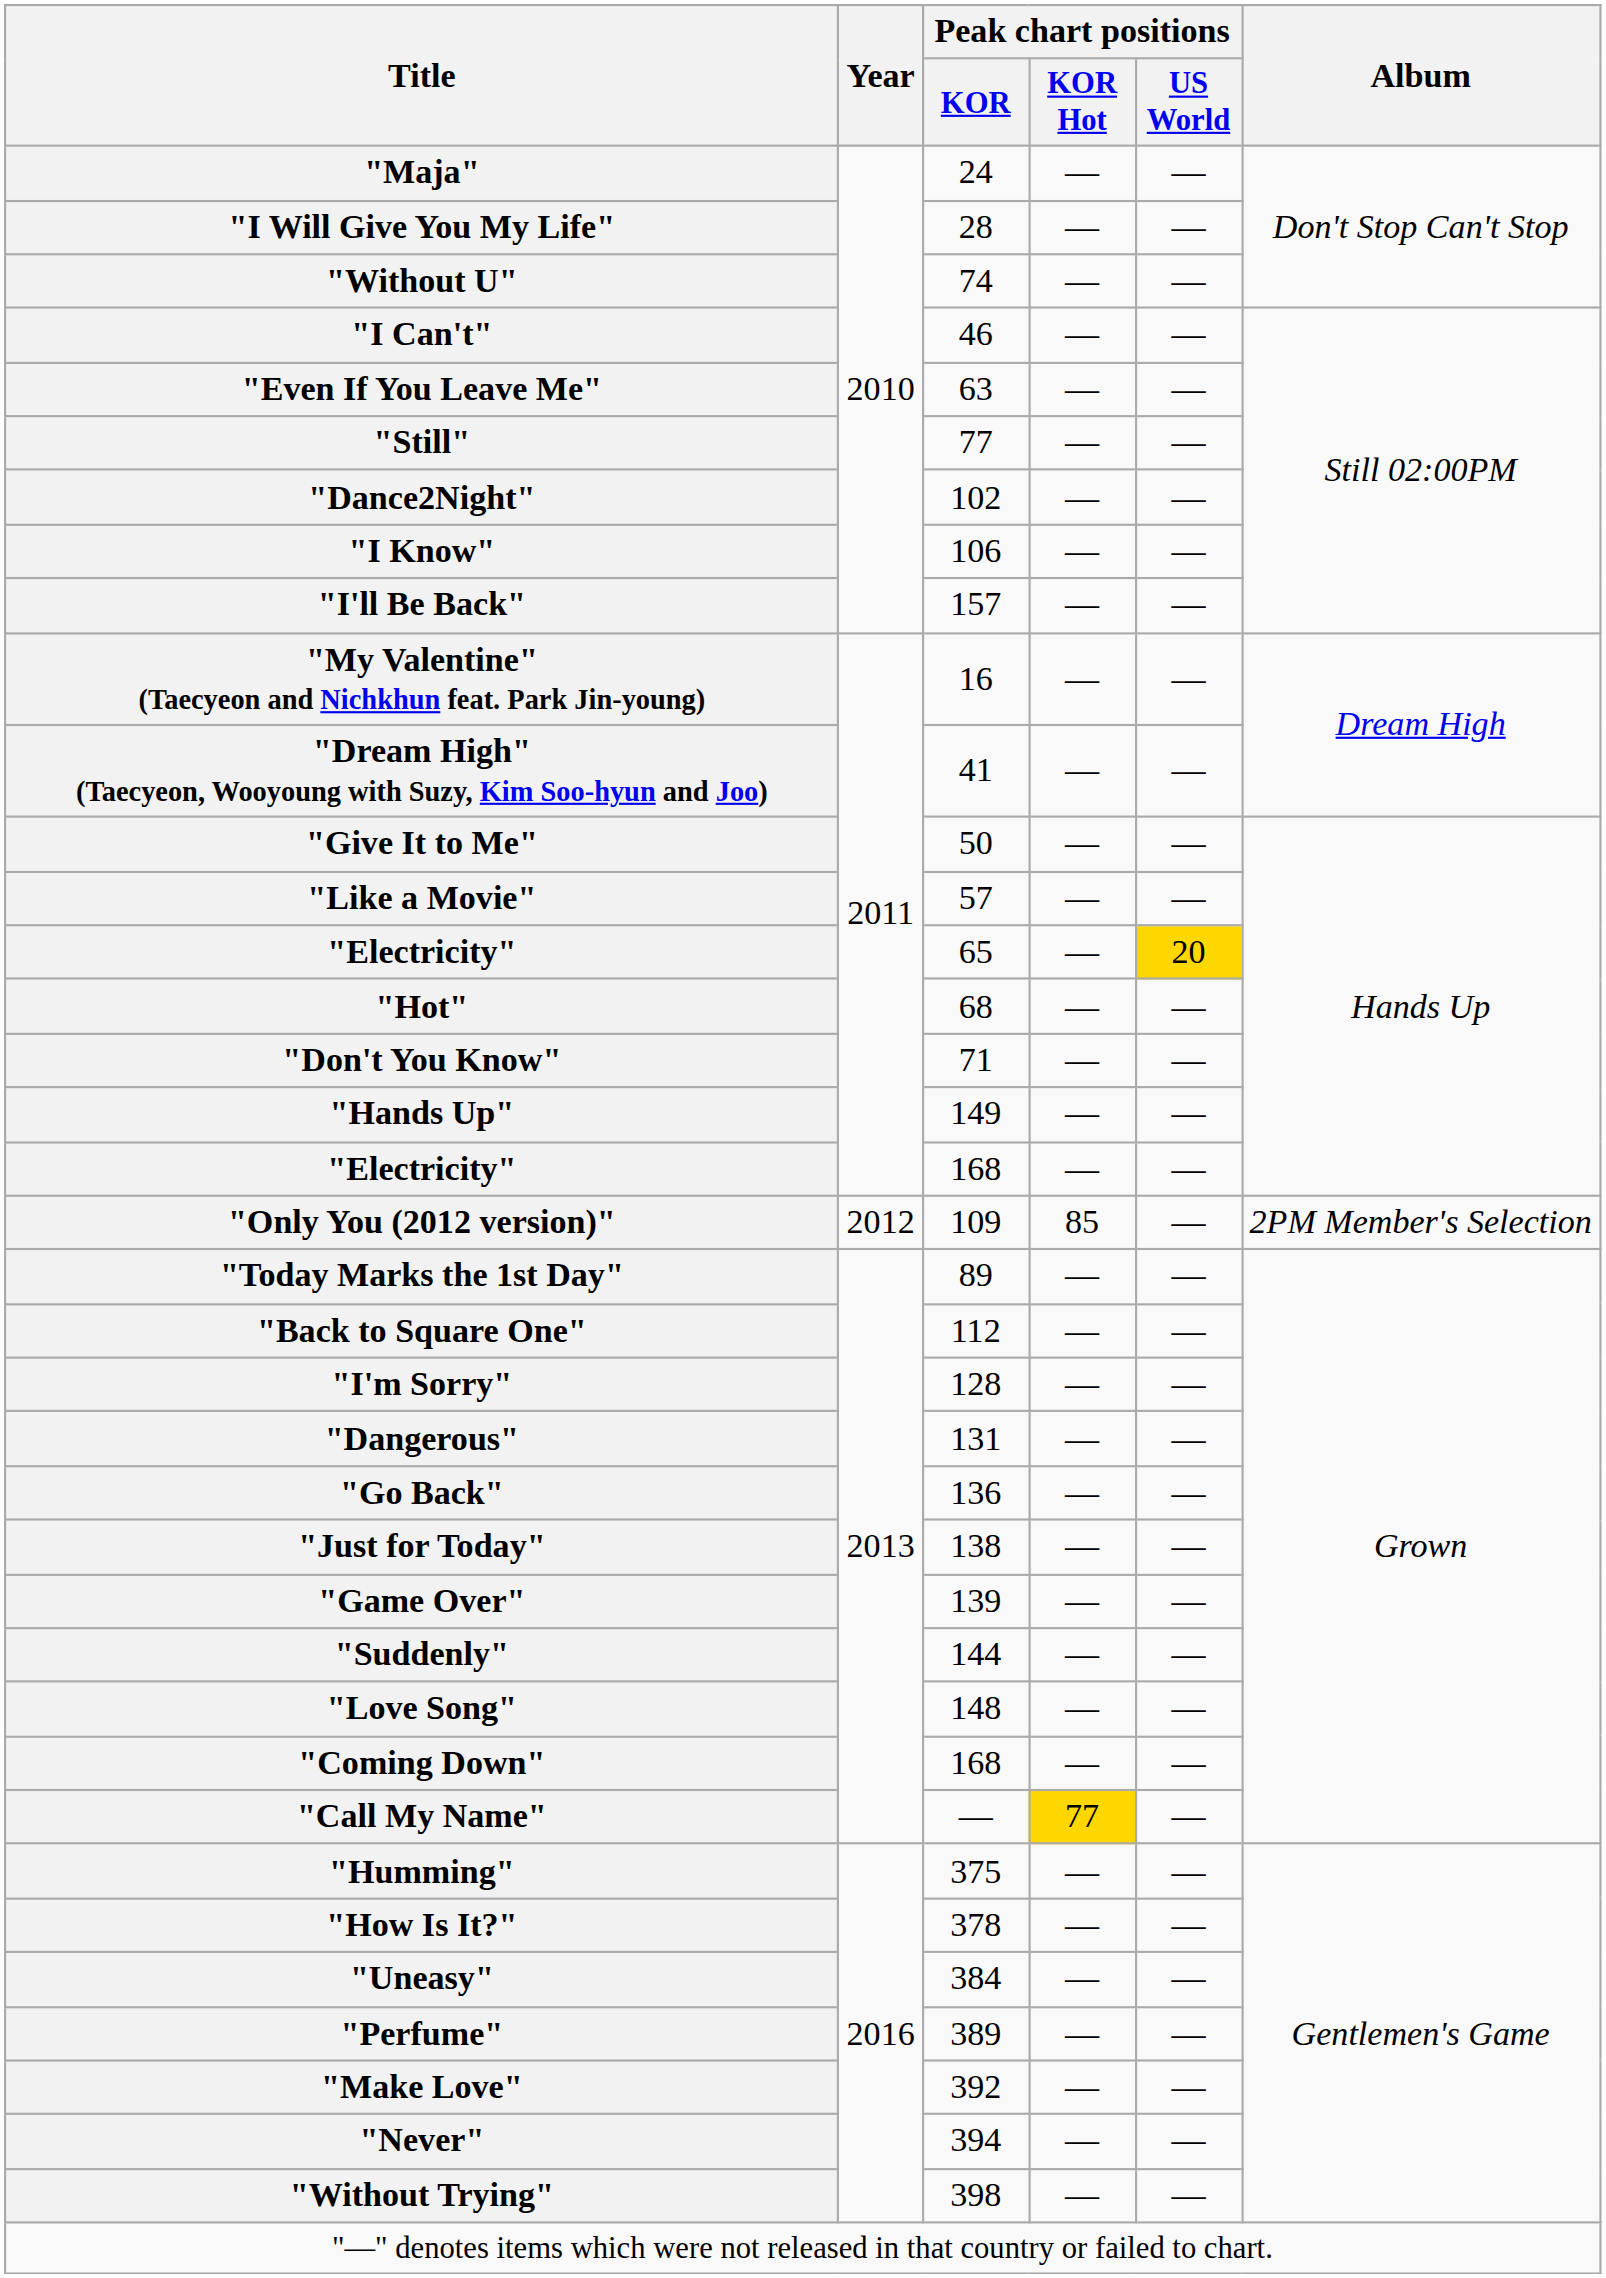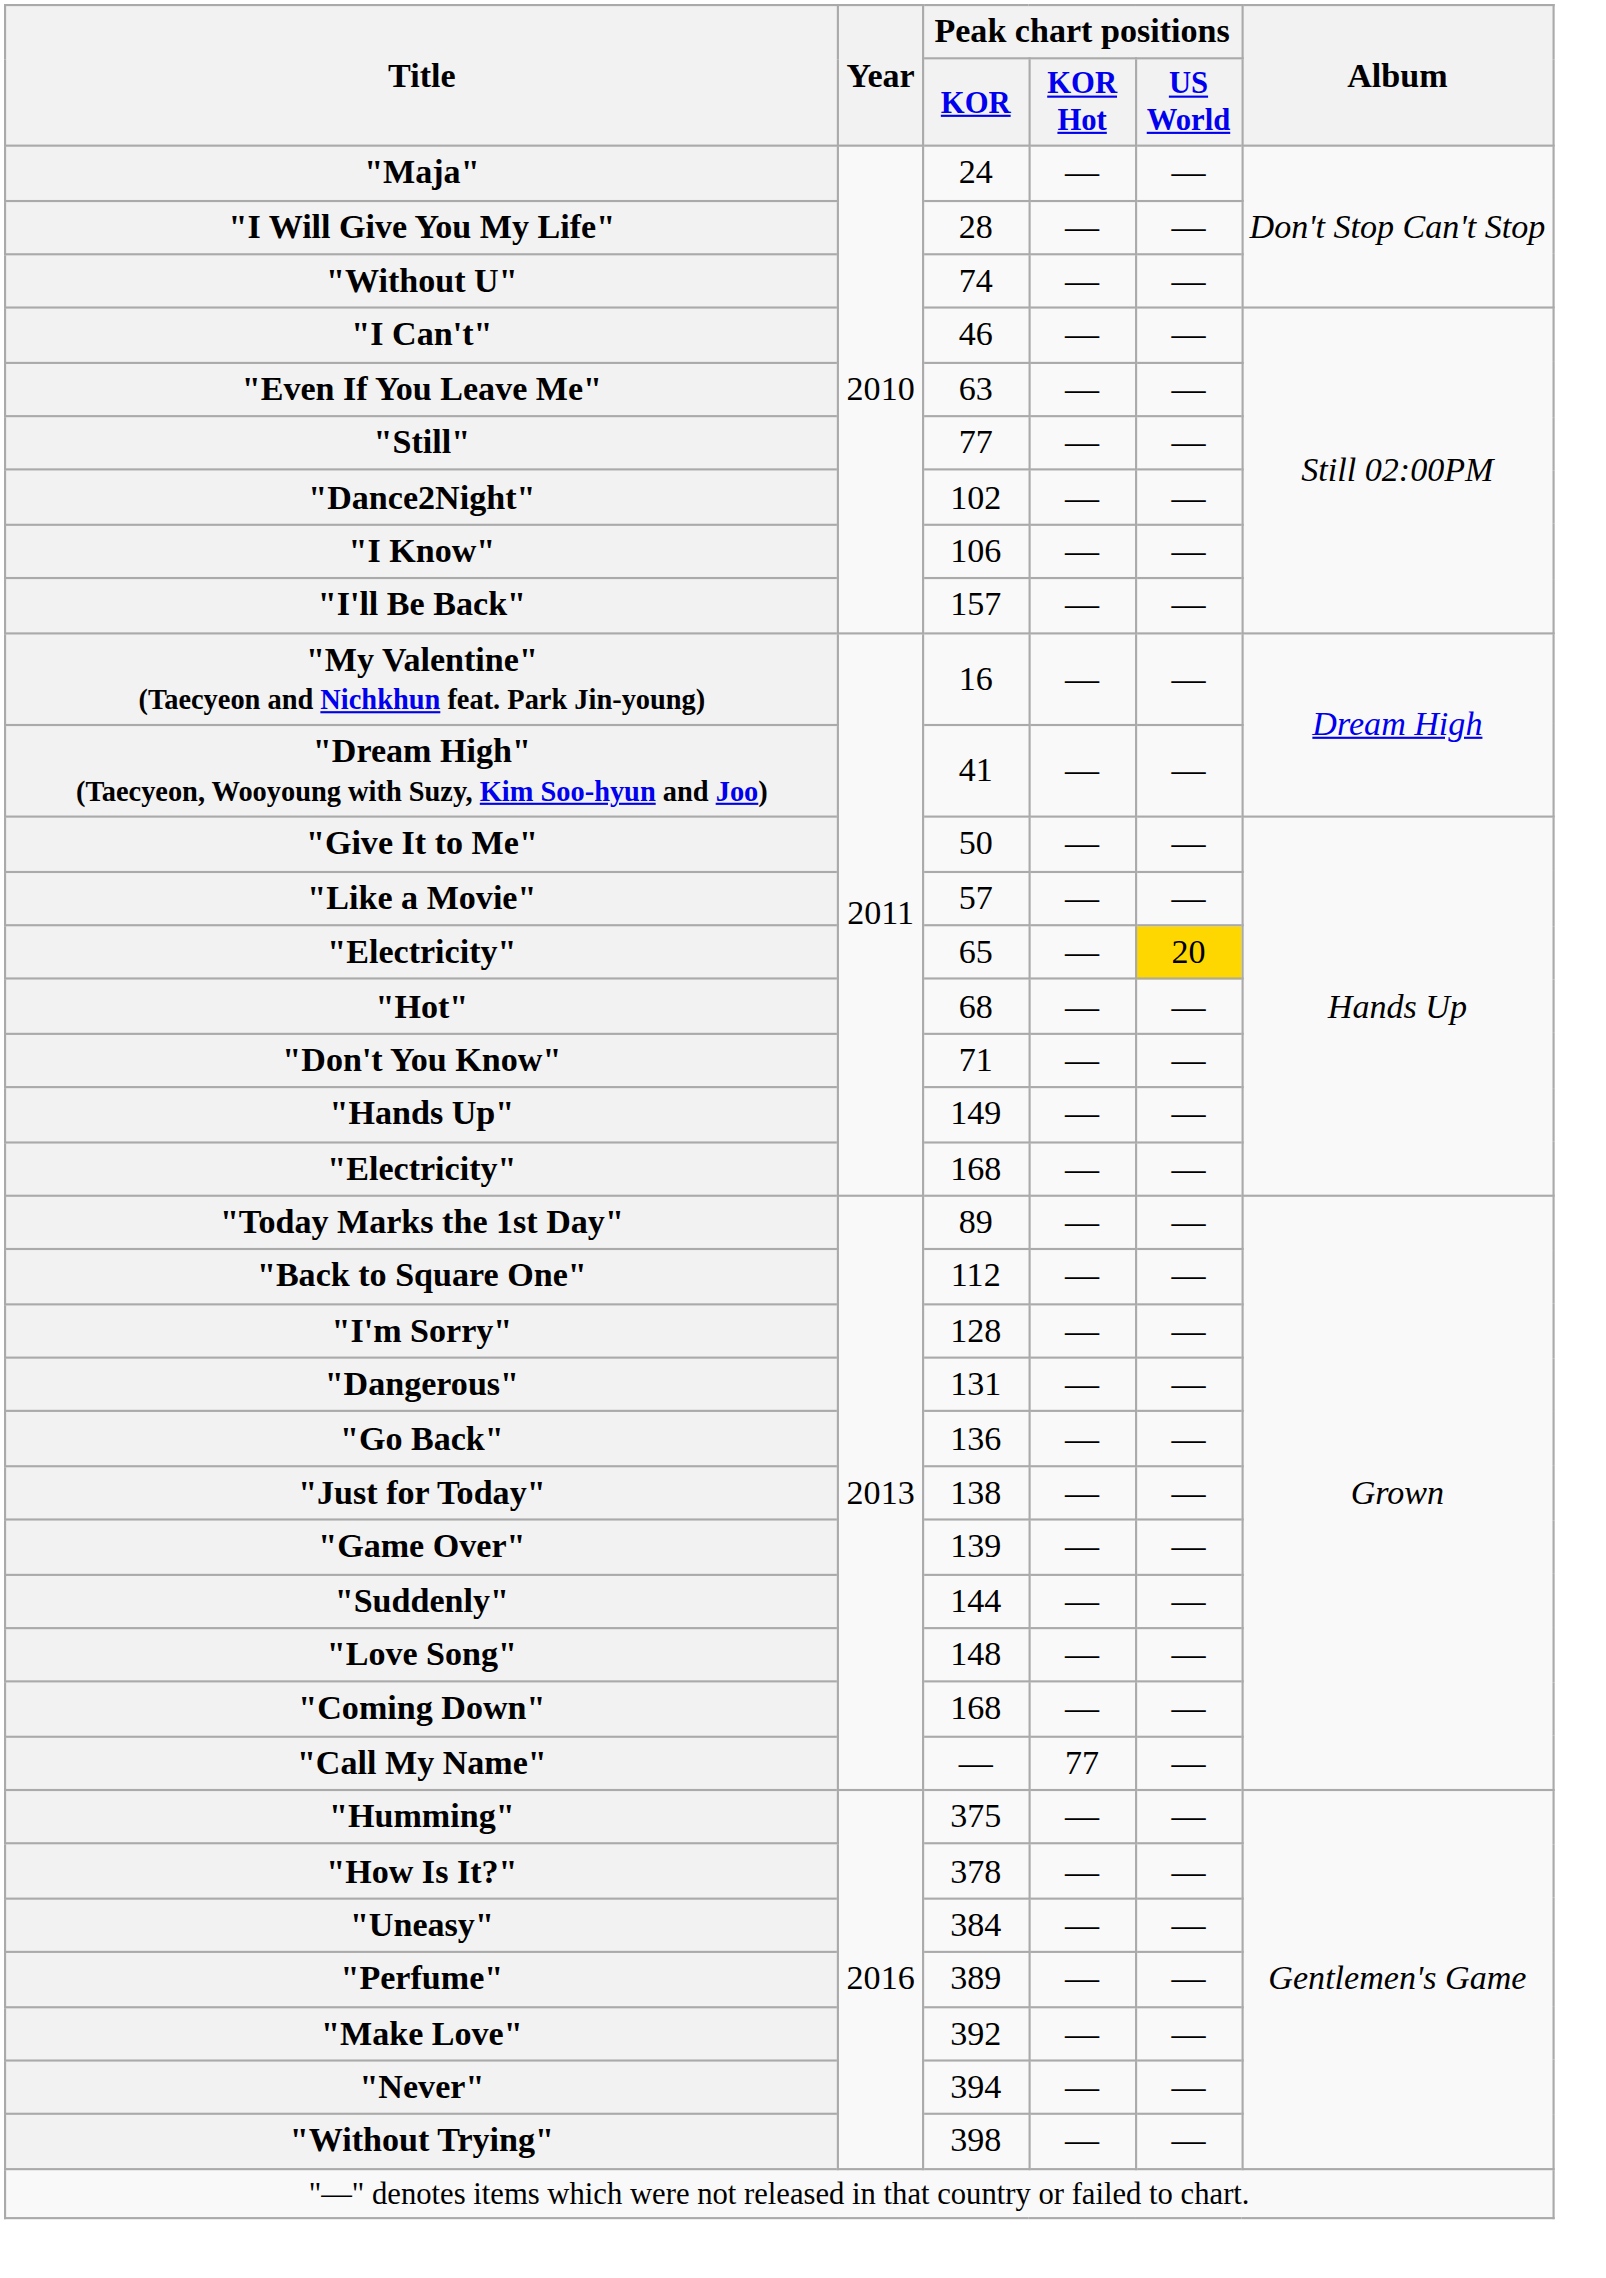- row: (422, 1221)
(1082, 1816) gold background -> (1082, 1762) no background
